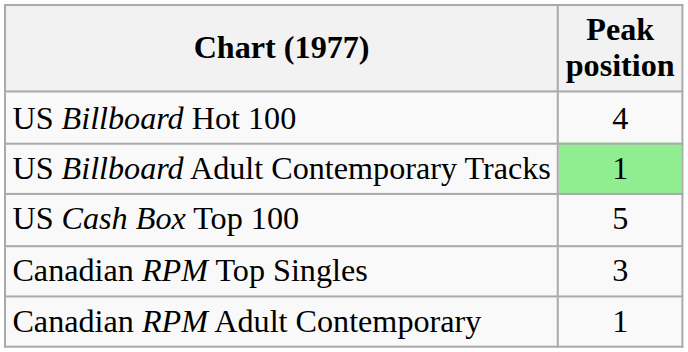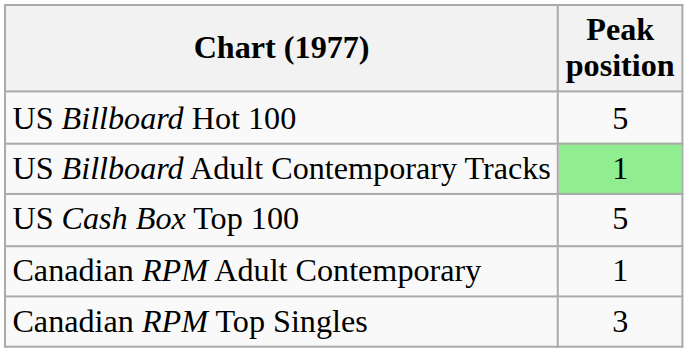(620, 117) 4 -> (620, 117) 5
rows swapped: (190, 270) <-> (247, 321)
